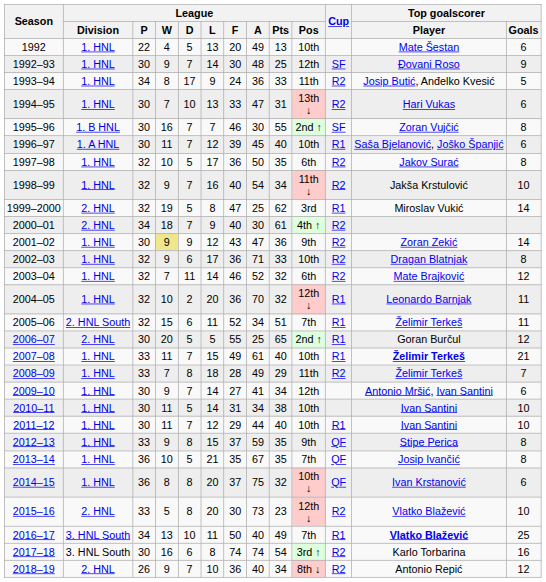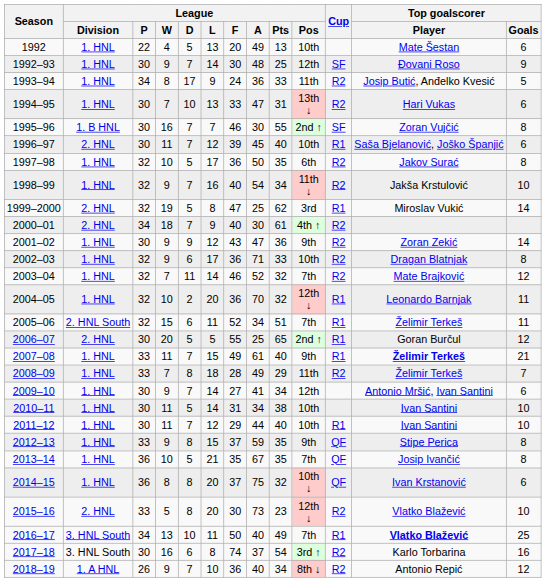(98, 145) 1. A HNL -> (98, 145) 2. HNL
(167, 242) khaki background -> (167, 242) no background
(309, 276) 6th -> (309, 276) 7th
(309, 357) 10th -> (309, 357) 9th
(258, 552) 74 -> (258, 552) 37
(98, 569) 2. HNL -> (98, 569) 1. A HNL
